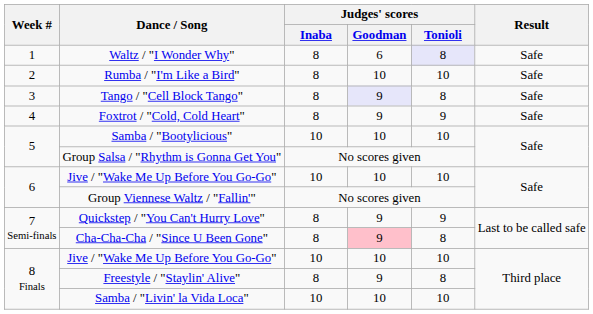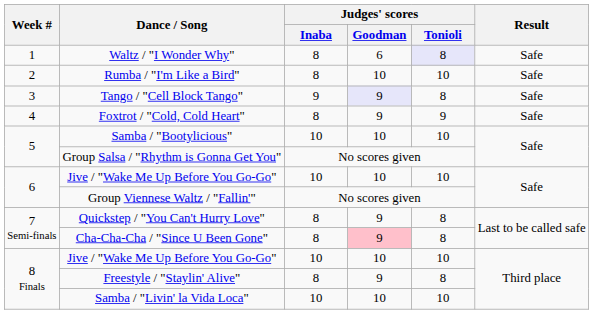(316, 95) 8 -> (316, 95) 9
(443, 217) 9 -> (443, 217) 8
